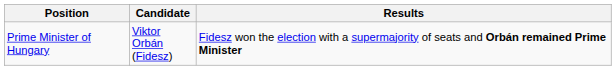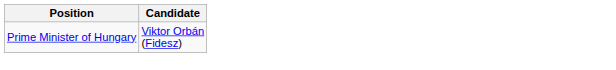- column: (404, 13)
